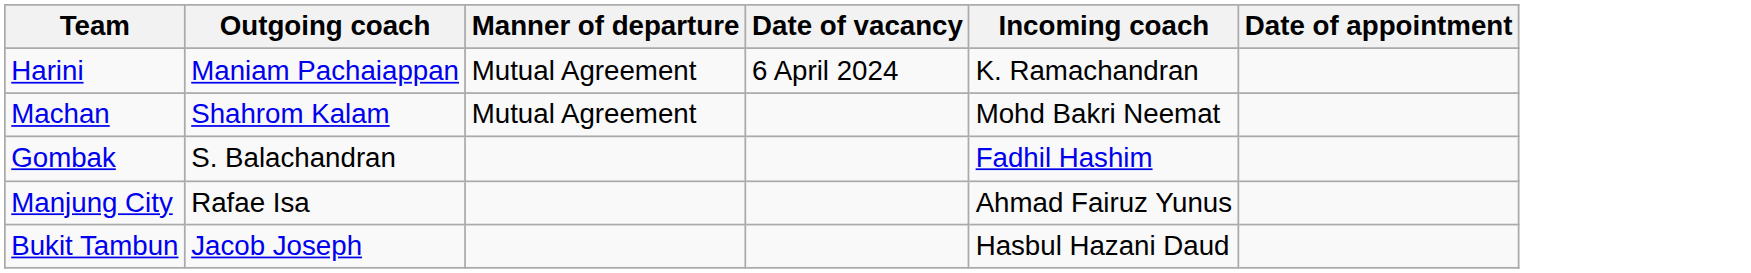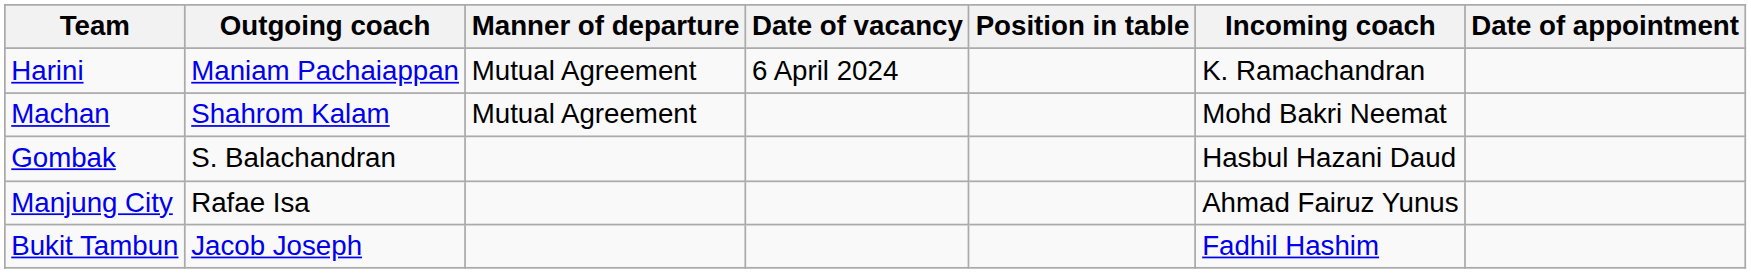+ column: (1083, 26)
(1064, 158) Fadhil Hashim -> (1329, 158) Hasbul Hazani Daud
(1103, 245) Hasbul Hazani Daud -> (1291, 245) Fadhil Hashim
